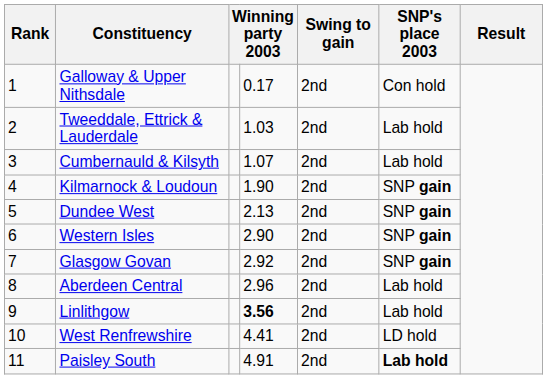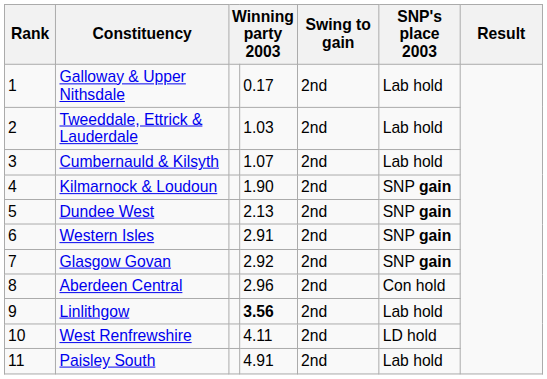(414, 85) Con hold -> (413, 85) Lab hold
(258, 236) 2.90 -> (258, 236) 2.91
(413, 286) Lab hold -> (414, 286) Con hold
(258, 336) 4.41 -> (258, 336) 4.11
(415, 361) bold -> (413, 361) normal
